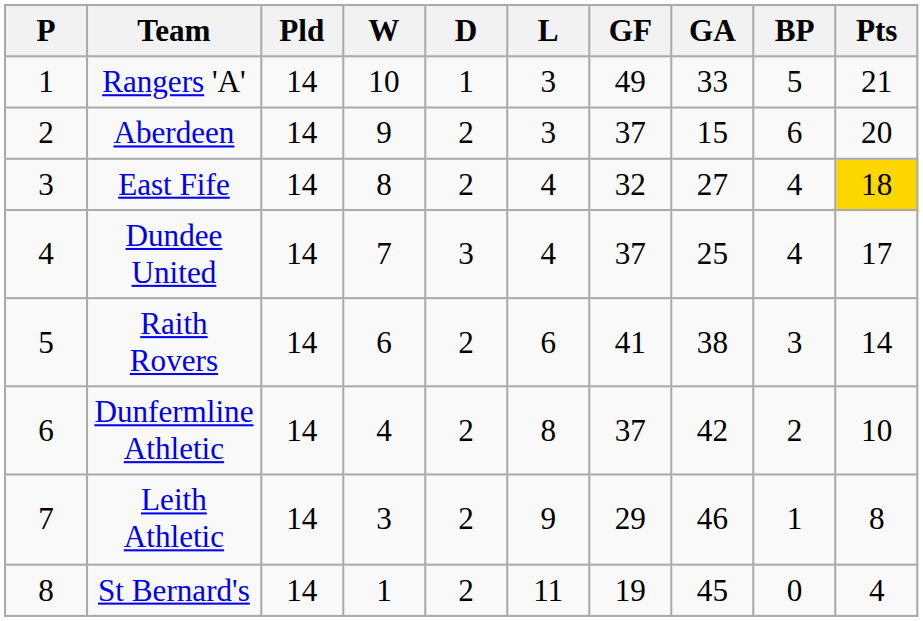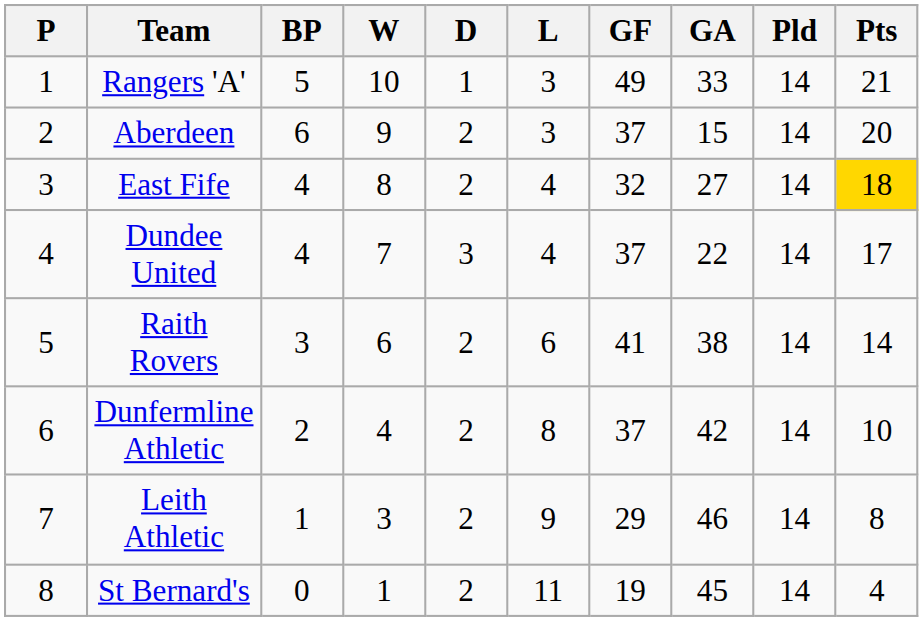columns swapped: (302, 30) <-> (795, 30)
(712, 254) 25 -> (712, 254) 22
